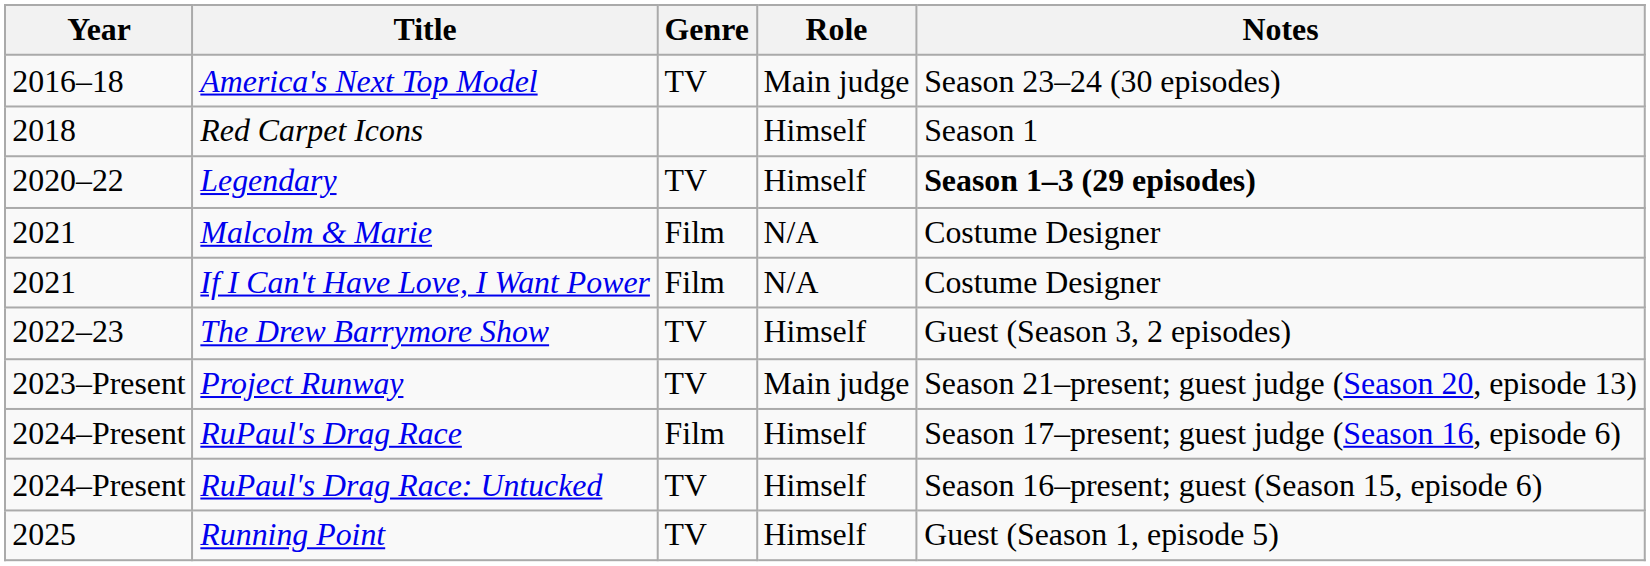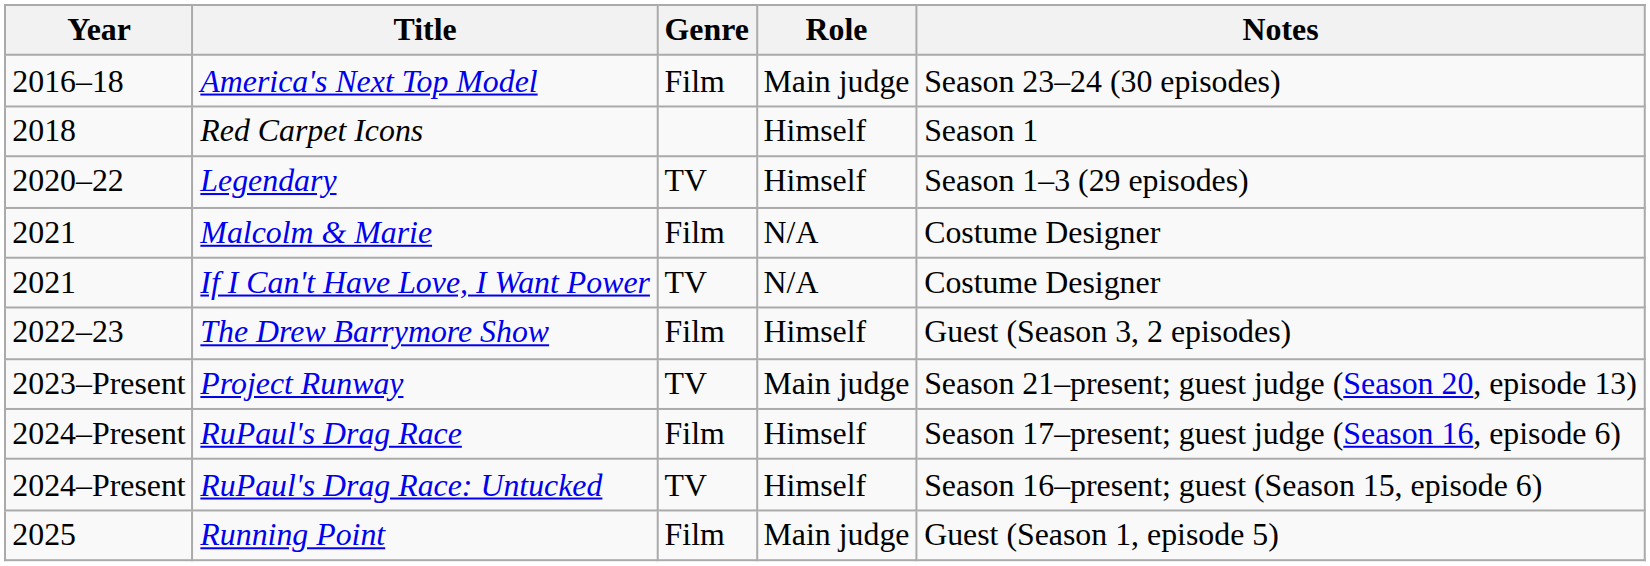(686, 80) TV -> (695, 80) Film
(1090, 181) bold -> (1086, 181) normal
(695, 282) Film -> (686, 282) TV
(686, 332) TV -> (695, 332) Film
(686, 534) TV -> (695, 534) Film
(815, 534) Himself -> (837, 534) Main judge
